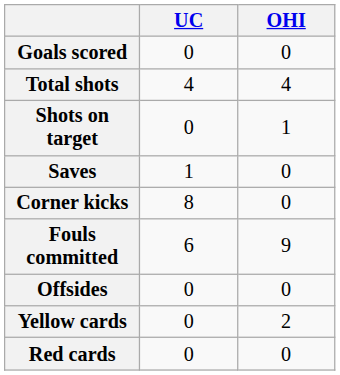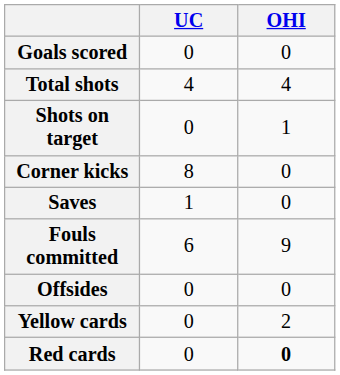rows swapped: (72, 171) <-> (72, 203)
(286, 353) normal -> (286, 353) bold
